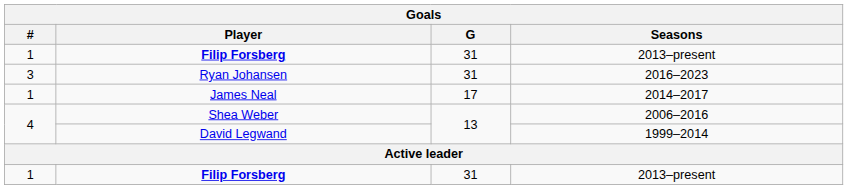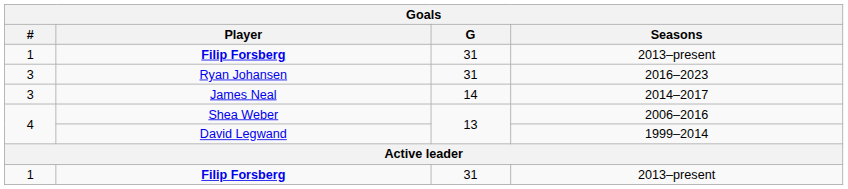(30, 94) 1 -> (30, 94) 3
(470, 94) 17 -> (470, 94) 14
